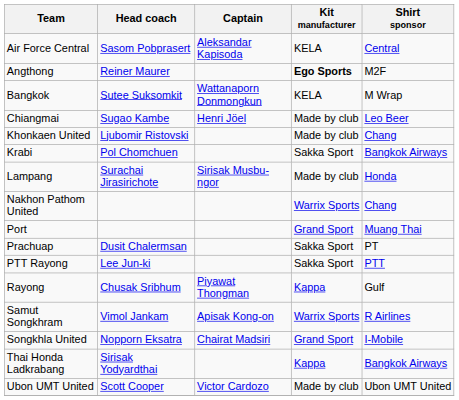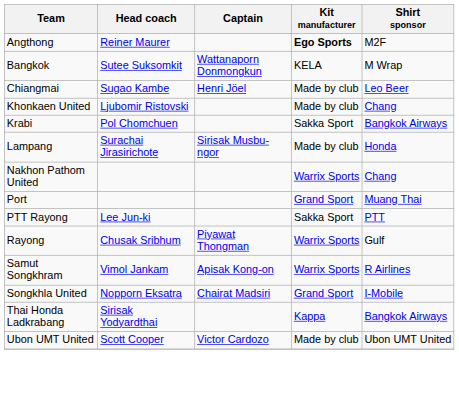- row: (48, 48)
- row: (30, 246)
(310, 287) Kappa -> (327, 240) Warrix Sports
